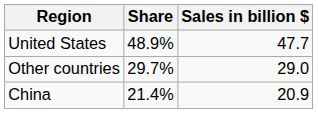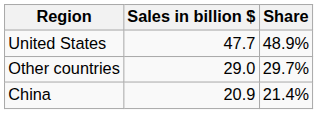columns swapped: (245, 17) <-> (151, 17)
